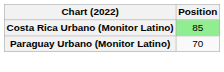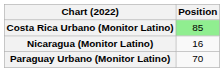+ row: (90, 43)
